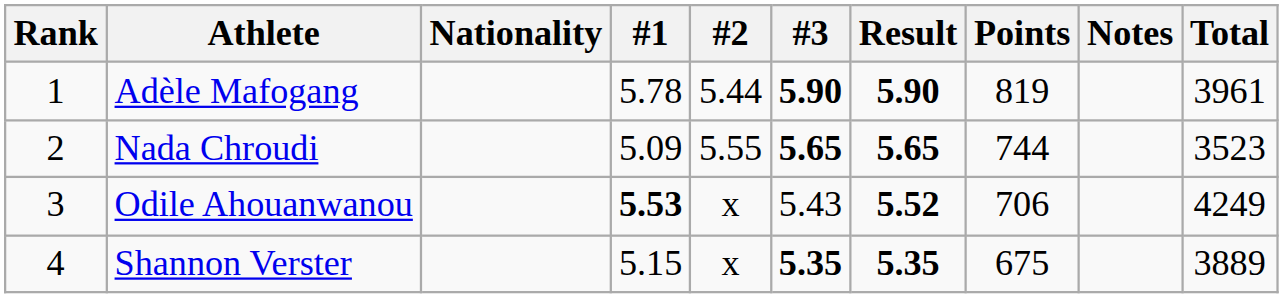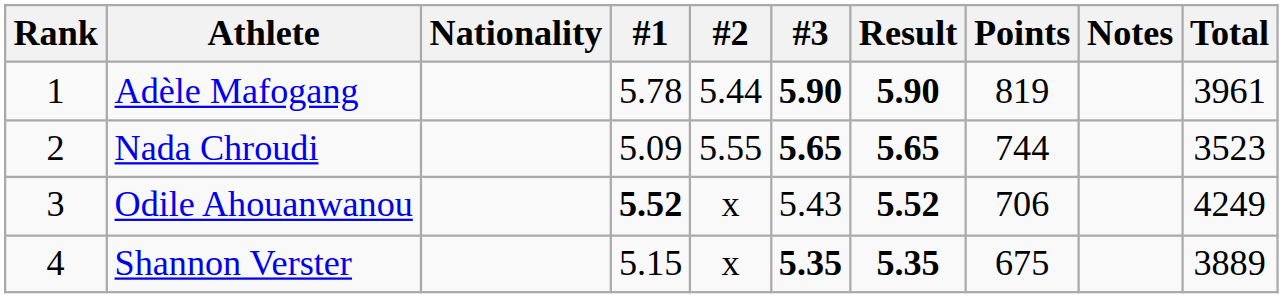(651, 205) 5.53 -> (651, 205) 5.52
